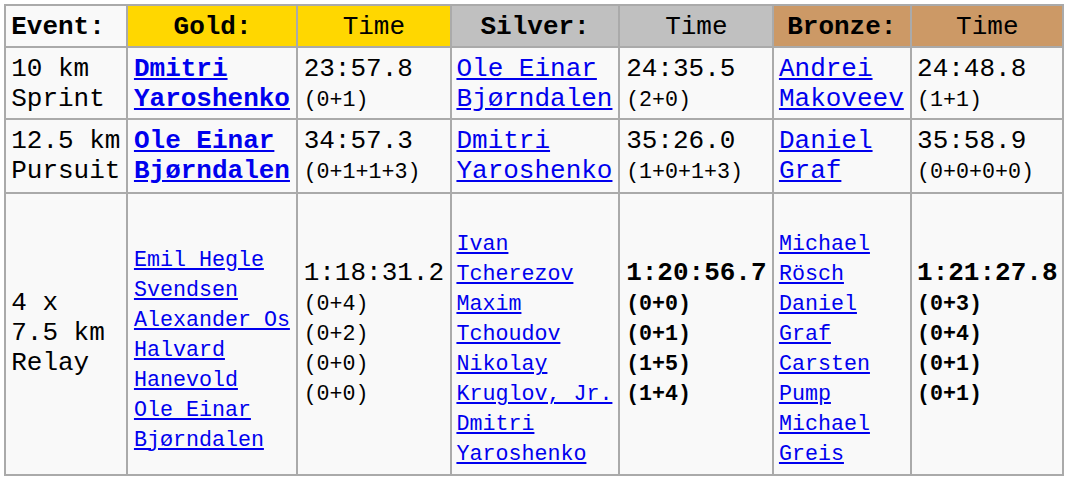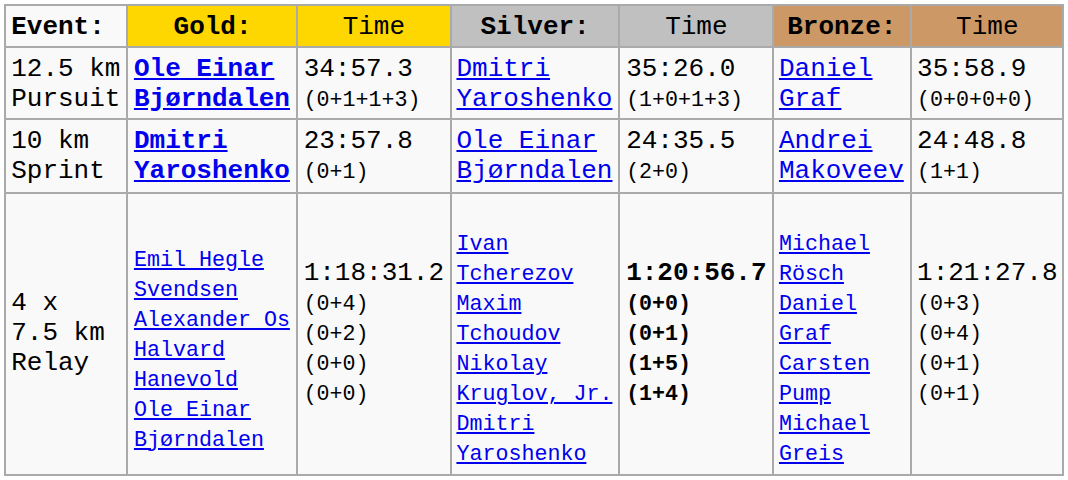rows swapped: (58, 84) <-> (66, 156)
(987, 333) bold -> (987, 332) normal
